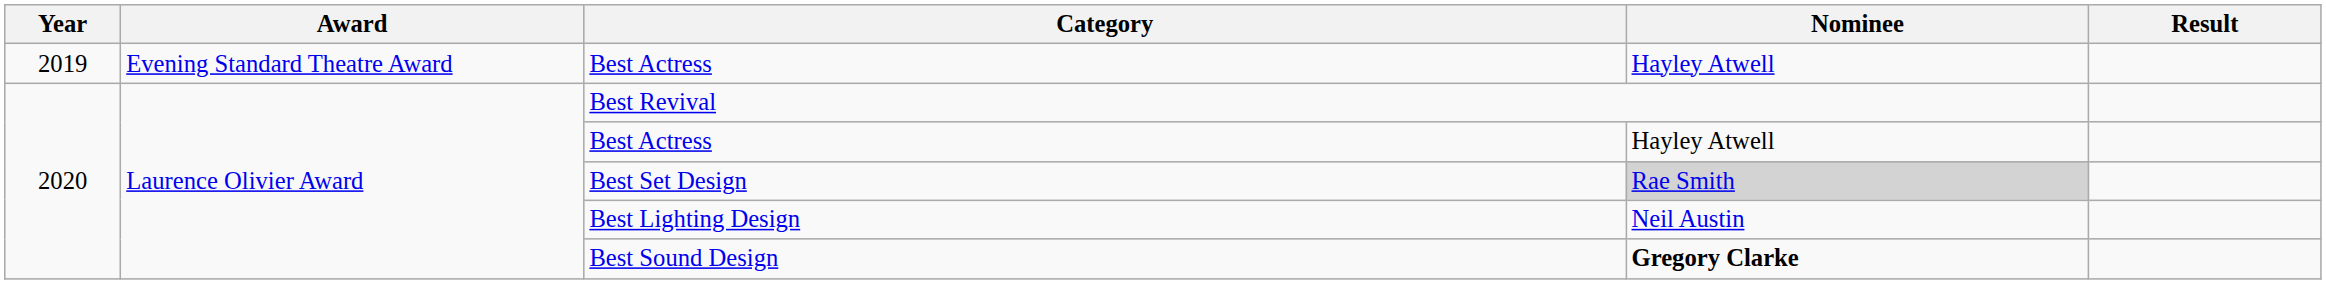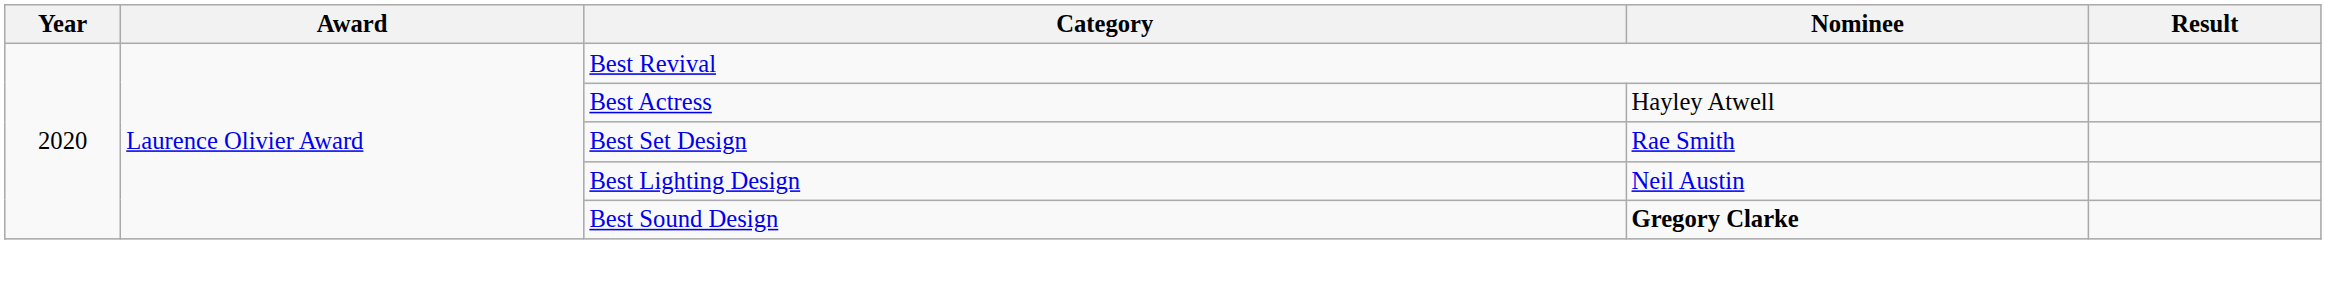- row: (63, 63)
(1683, 180) lightgrey background -> (1683, 141) no background
